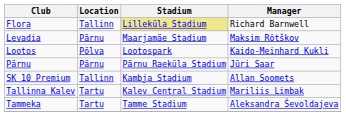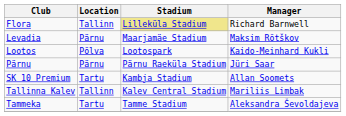(96, 78) Tallinn -> (92, 78) Tartu
(92, 91) Tartu -> (96, 91) Tallinn
